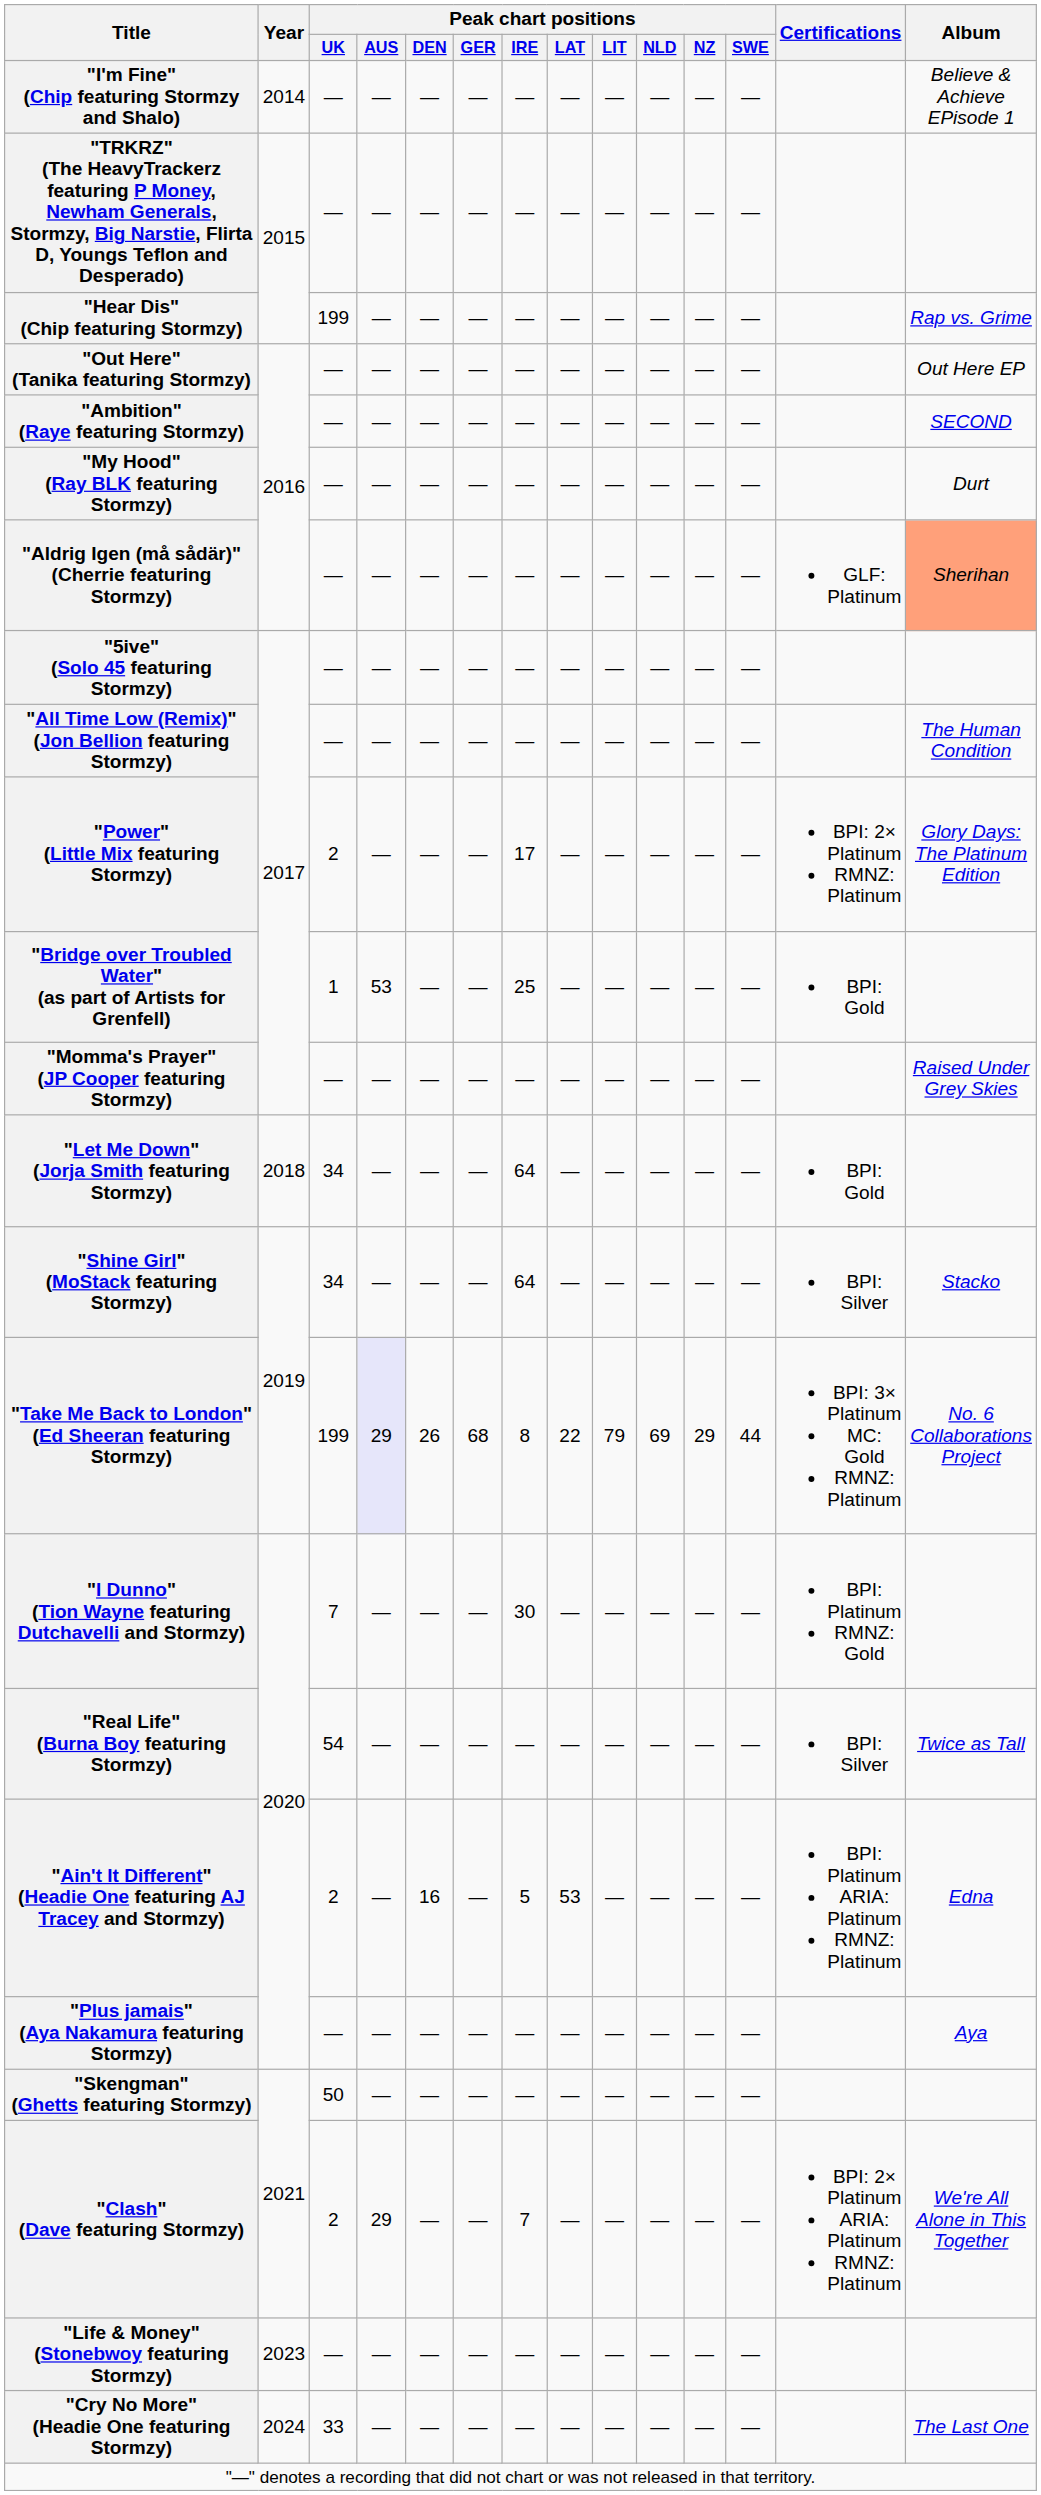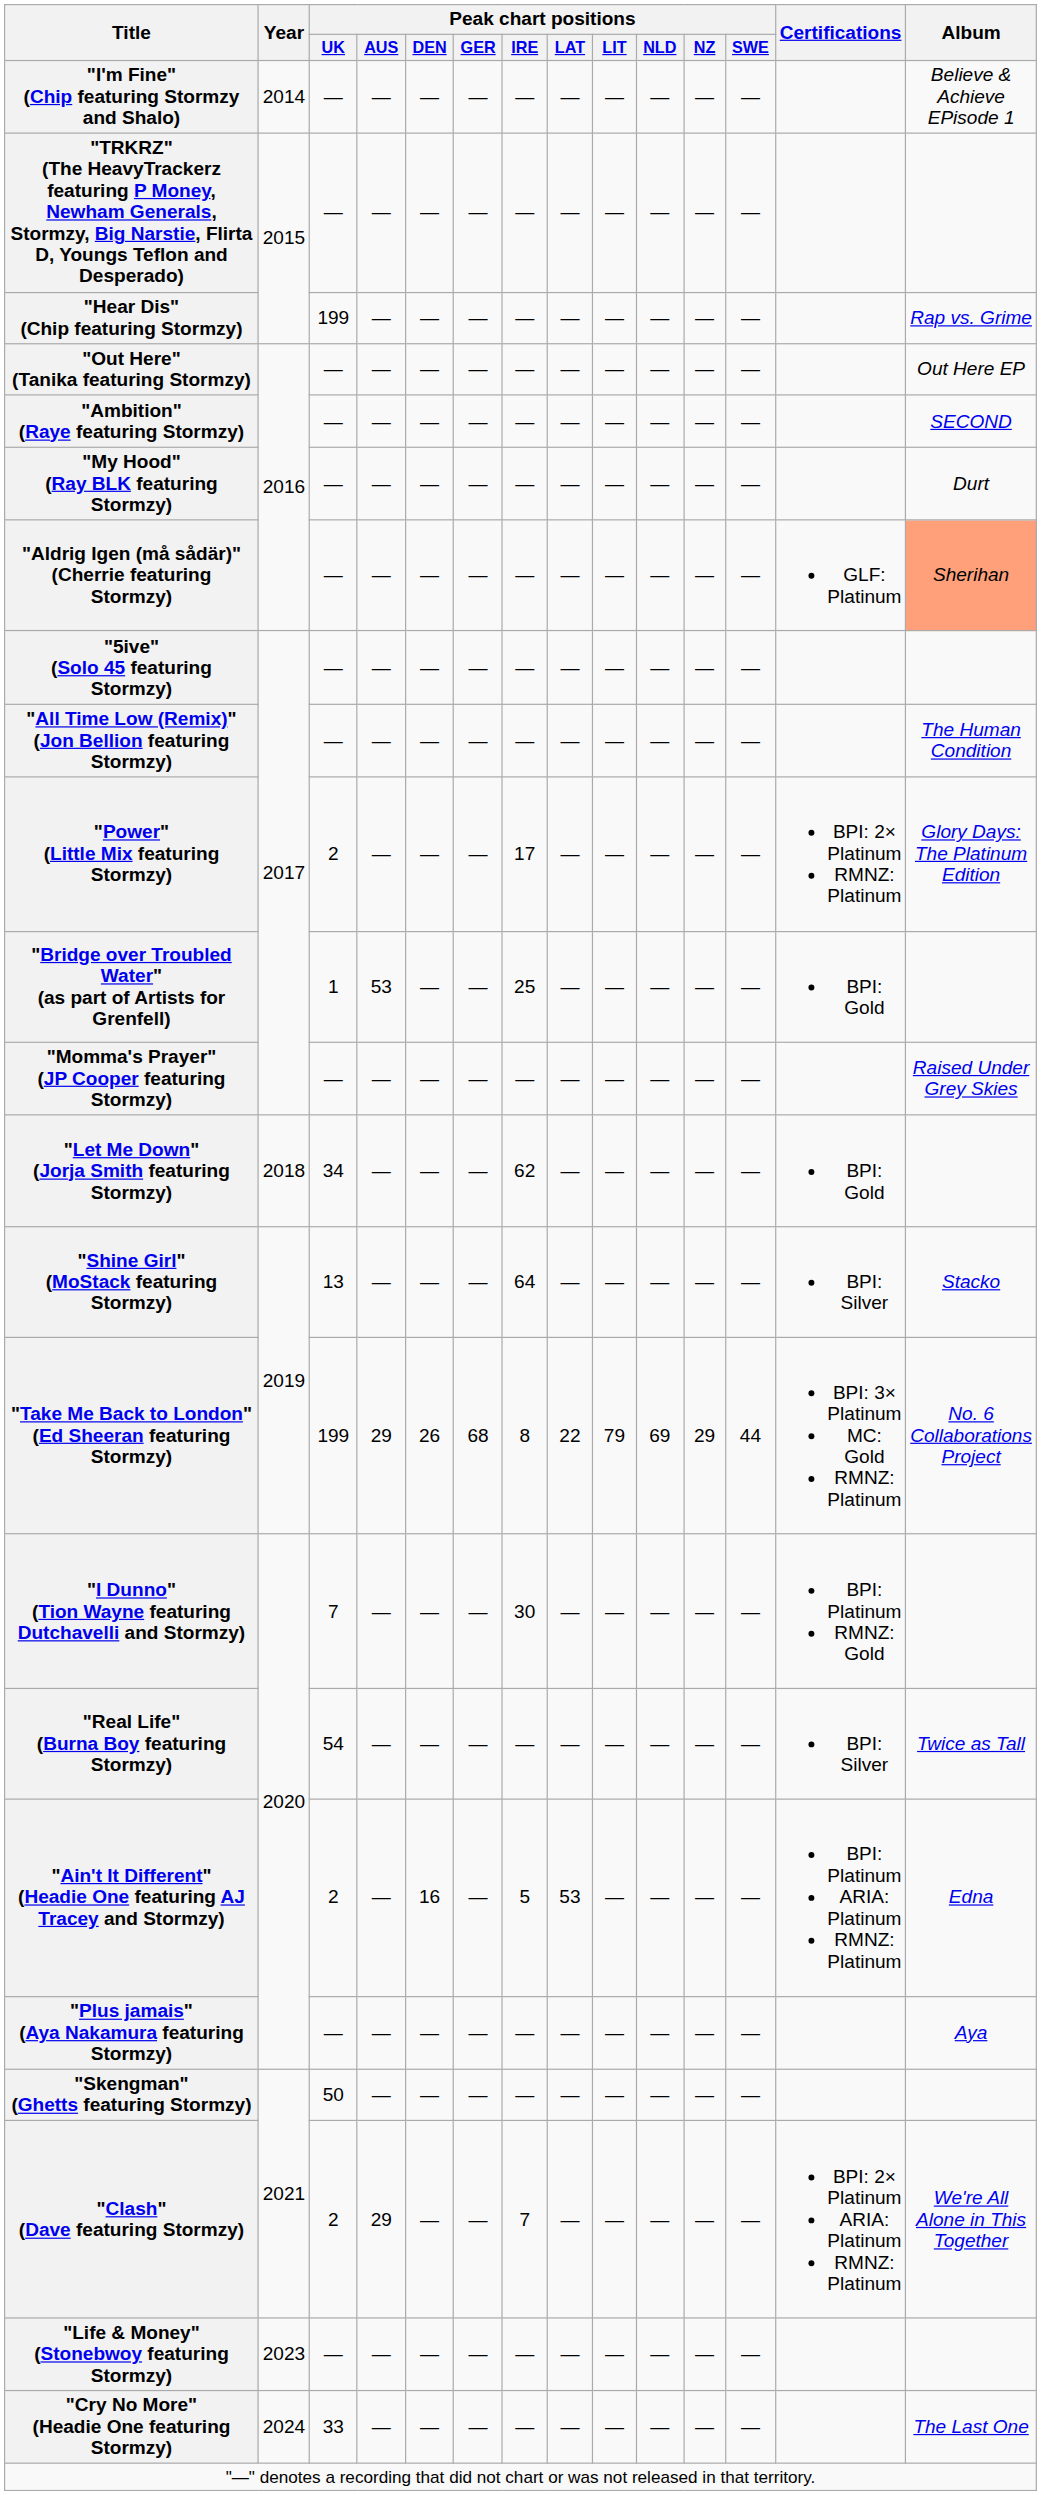(525, 1170) 64 -> (525, 1170) 62
(333, 1281) 34 -> (333, 1281) 13
(381, 1435) lavender background -> (381, 1435) no background
